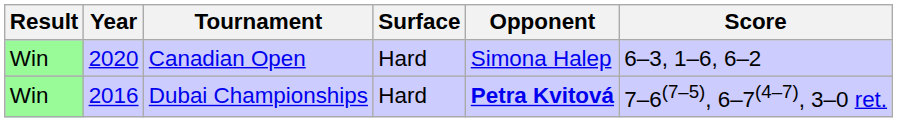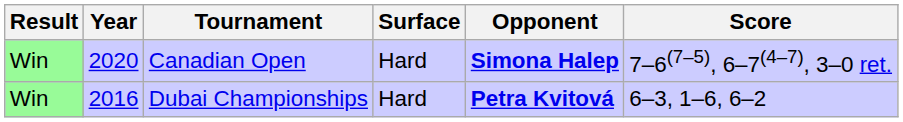(541, 57) normal -> (545, 60) bold
(693, 57) 6–3, 1–6, 6–2 -> (761, 60) 7–6(7–5), 6–7(4–7), 3–0 ret.
(756, 96) 7–6(7–5), 6–7(4–7), 3–0 ret. -> (698, 99) 6–3, 1–6, 6–2
